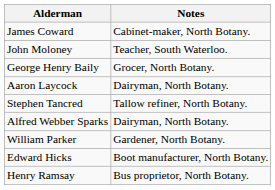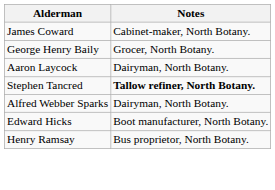- row: (40, 49)
(180, 103) normal -> (184, 85) bold
- row: (42, 139)
